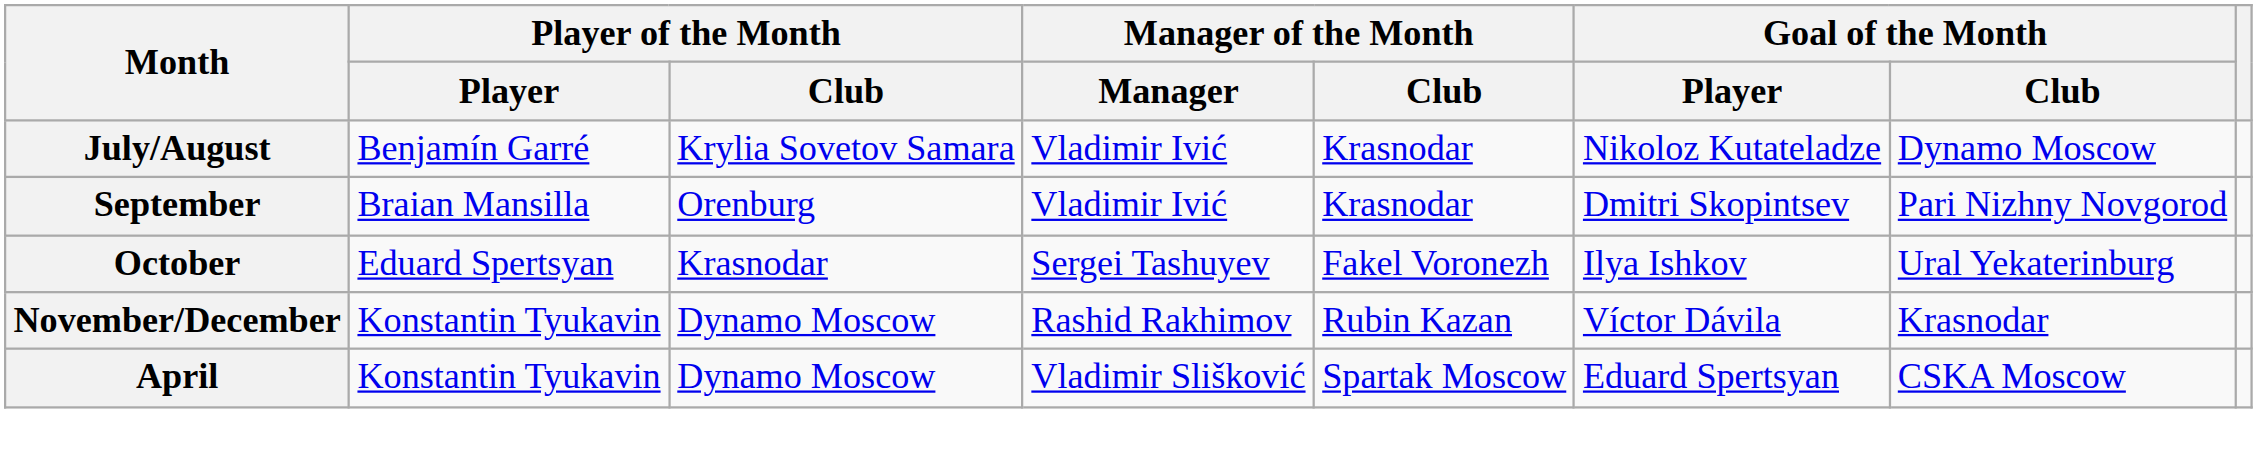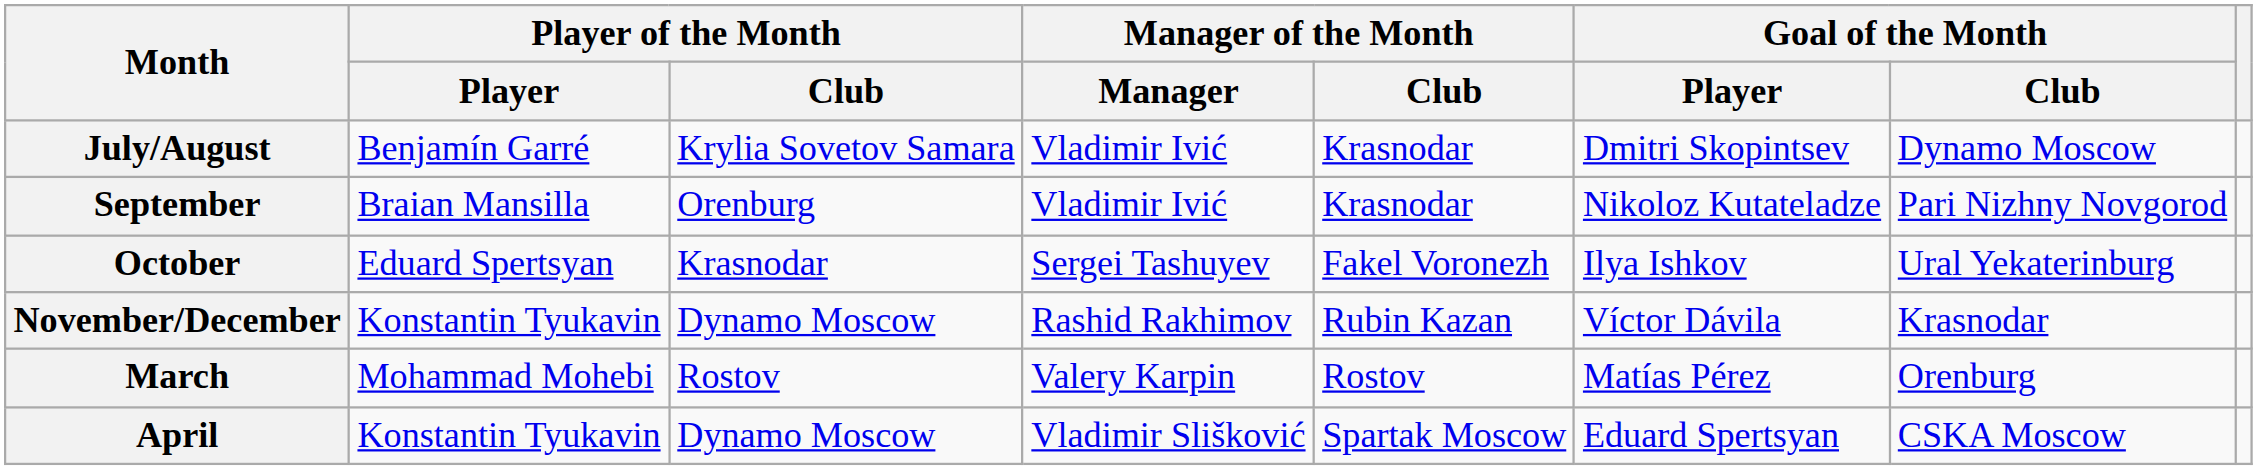(1732, 147) Nikoloz Kutateladze -> (1716, 147) Dmitri Skopintsev
(1716, 205) Dmitri Skopintsev -> (1732, 205) Nikoloz Kutateladze
+ row: (177, 377)
